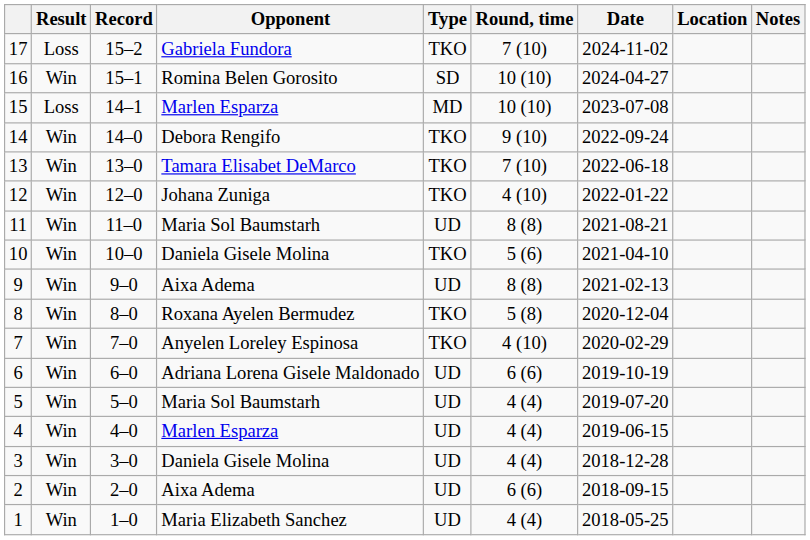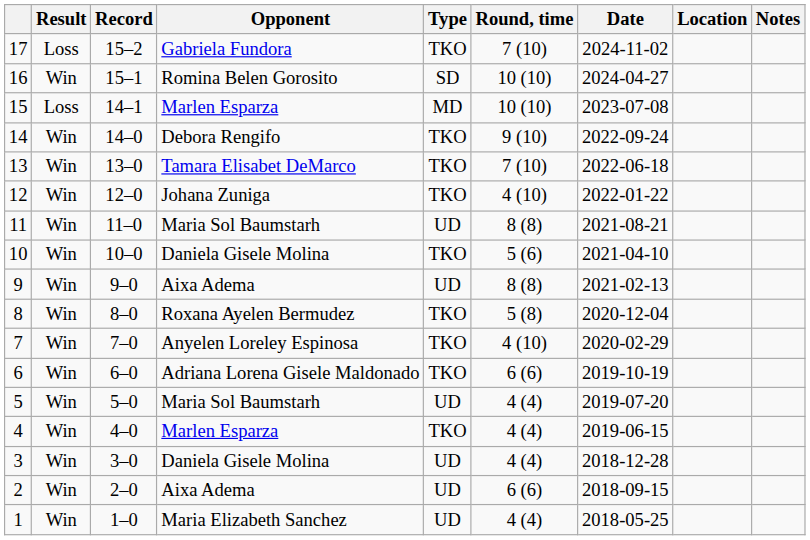(448, 372) UD -> (448, 372) TKO
(448, 431) UD -> (448, 431) TKO
